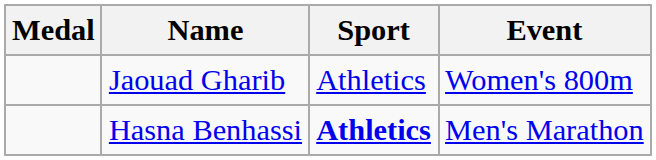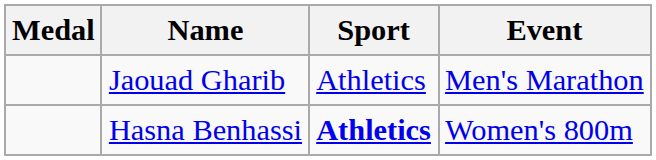(539, 79) Women's 800m -> (544, 79) Men's Marathon
(544, 130) Men's Marathon -> (539, 130) Women's 800m
